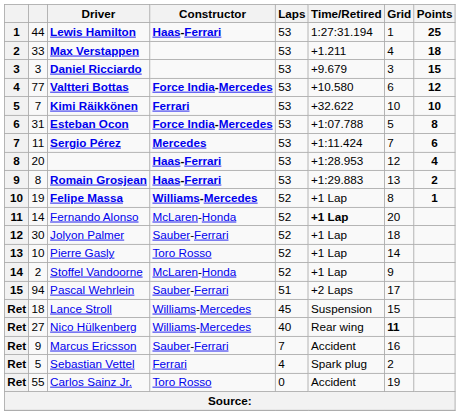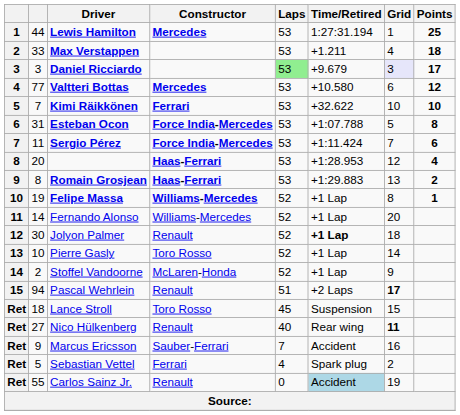(187, 32) Haas-Ferrari -> (179, 32) Mercedes
(285, 69) no background -> (285, 69) lightgreen background
(390, 69) no background -> (390, 69) lavender background
(435, 69) 15 -> (435, 69) 17
(213, 87) Force India-Mercedes -> (179, 87) Mercedes
(179, 142) Mercedes -> (213, 142) Force India-Mercedes
(194, 216) McLaren-Honda -> (202, 216) Williams-Mercedes
(330, 216) bold -> (329, 216) normal
(190, 234) Sauber-Ferrari -> (173, 234) Renault
(329, 234) normal -> (330, 234) bold
(190, 290) Sauber-Ferrari -> (173, 290) Renault
(394, 290) normal -> (394, 290) bold
(202, 308) Williams-Mercedes -> (182, 308) Toro Rosso
(202, 327) Williams-Mercedes -> (173, 327) Renault
(182, 382) Toro Rosso -> (173, 382) Renault
(333, 382) no background -> (333, 382) lightblue background
